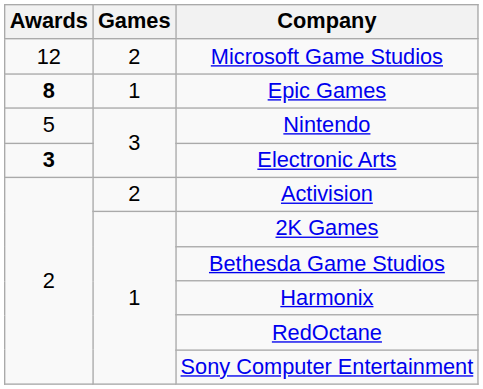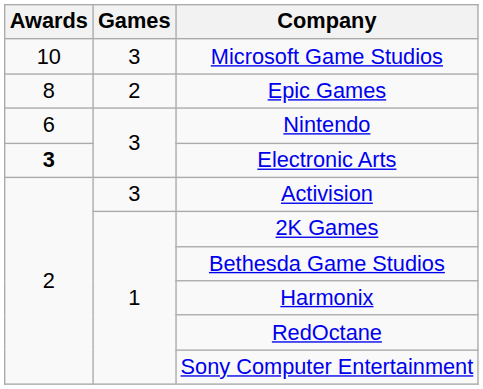(49, 56) 12 -> (49, 56) 10
(134, 56) 2 -> (134, 56) 3
(49, 90) bold -> (49, 90) normal
(134, 90) 1 -> (134, 90) 2
(49, 125) 5 -> (49, 125) 6
(134, 194) 2 -> (134, 194) 3
